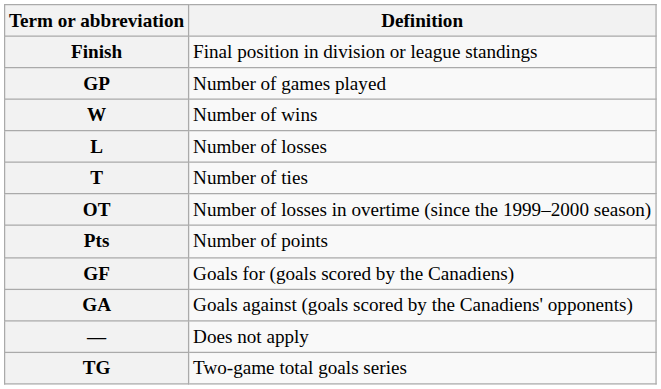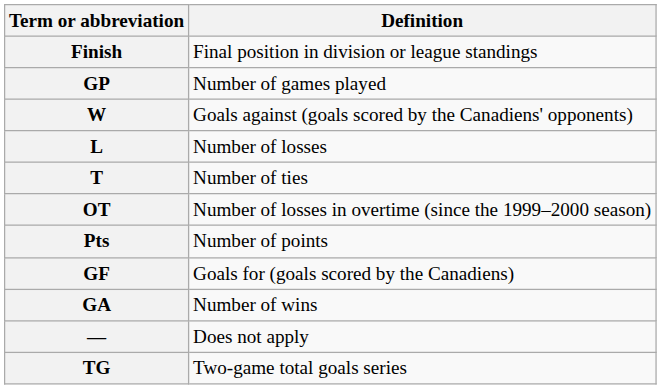(255, 115) Number of wins -> (413, 115) Goals against (goals scored by the Canadiens' opponents)
(413, 304) Goals against (goals scored by the Canadiens' opponents) -> (255, 304) Number of wins
